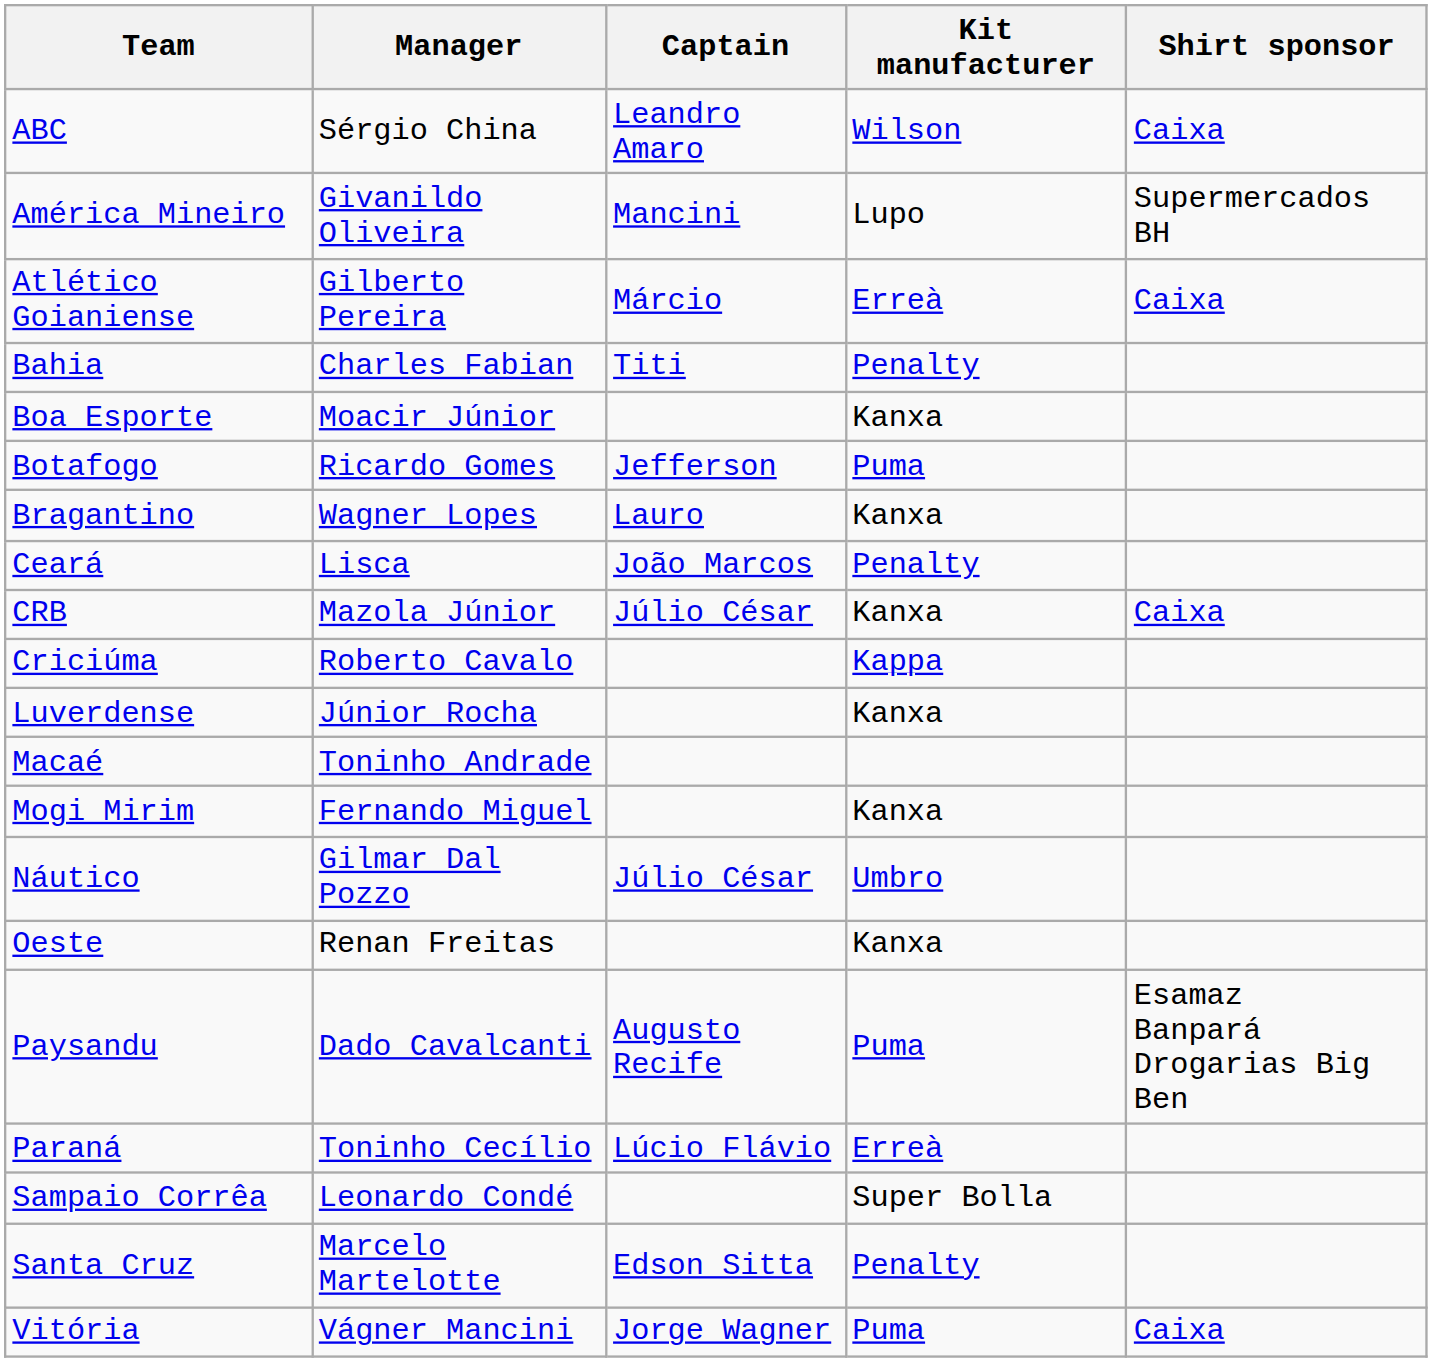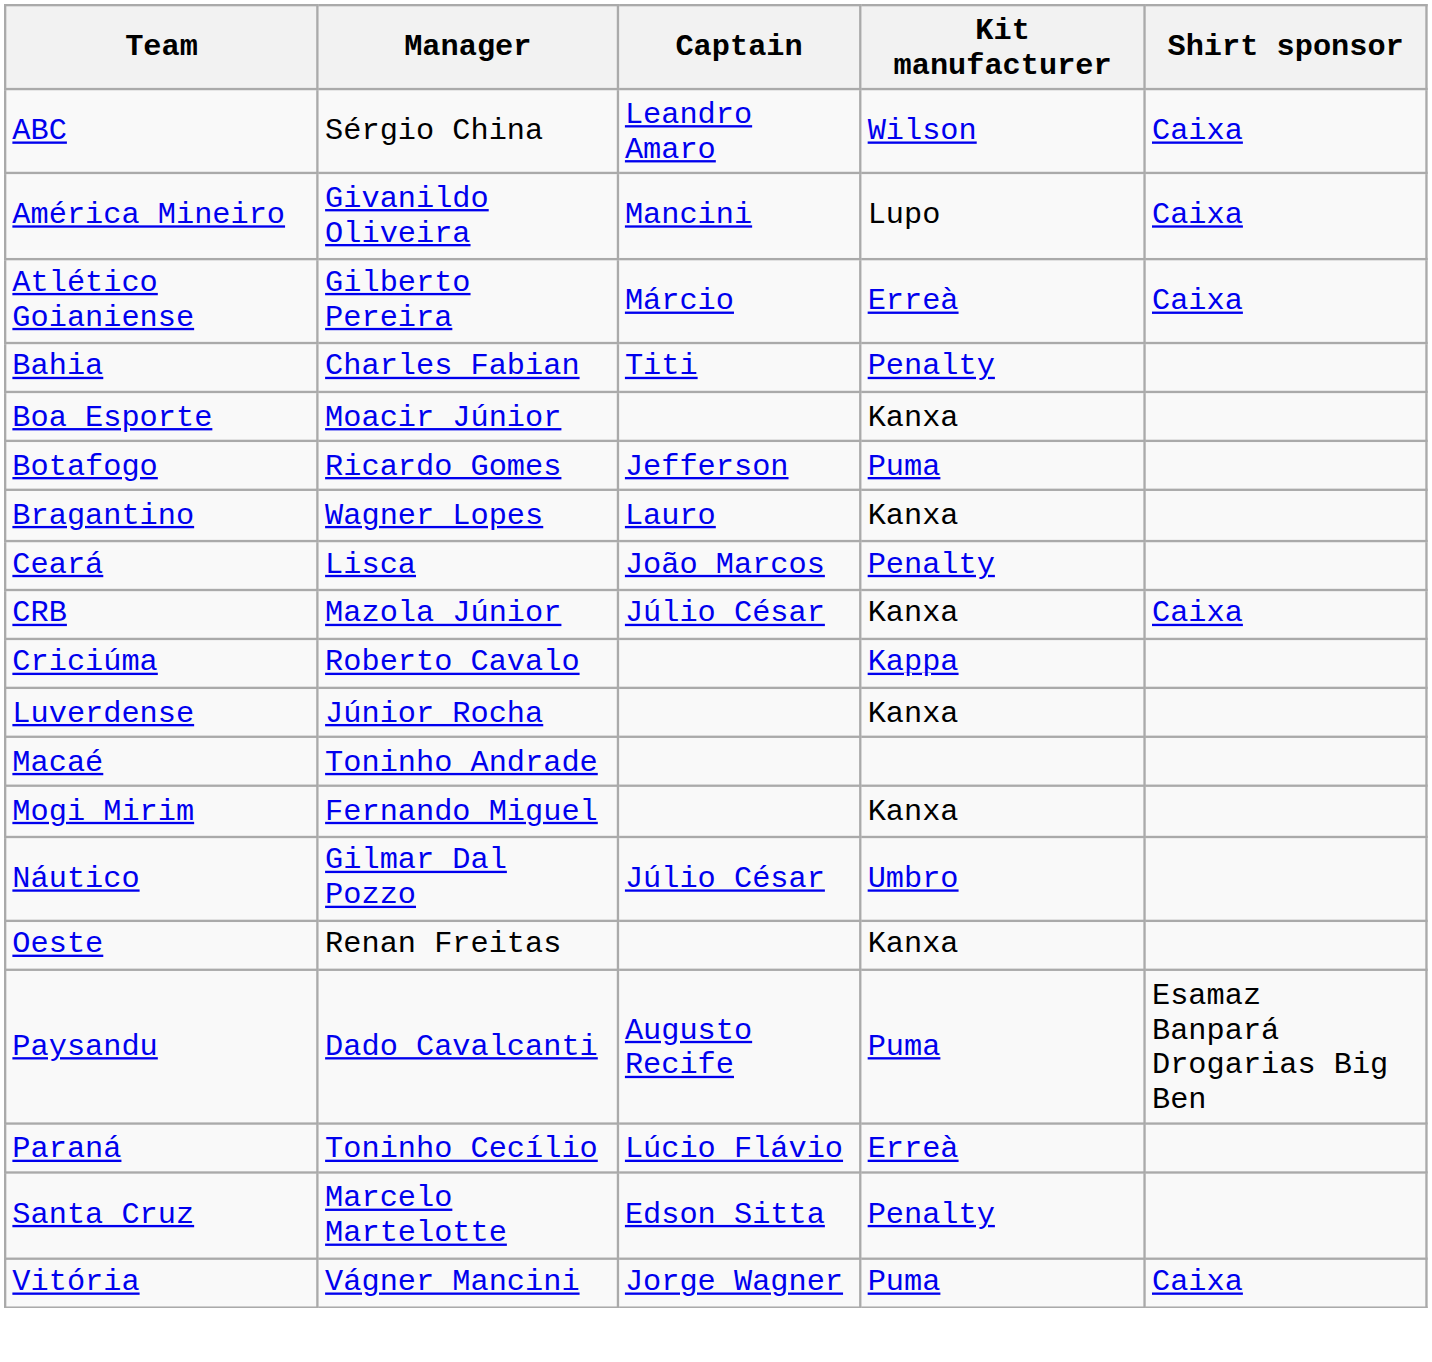(1252, 216) Supermercados BH -> (1197, 216) Caixa
- row: (140, 1198)
